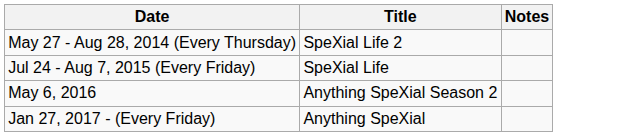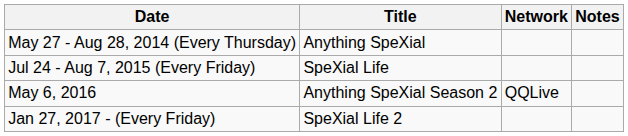+ column: (536, 17)
(353, 42) SpeXial Life 2 -> (364, 42) Anything SpeXial
(364, 118) Anything SpeXial -> (353, 118) SpeXial Life 2
